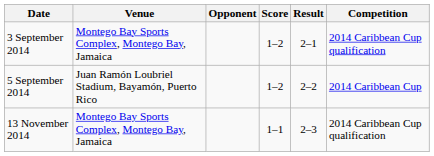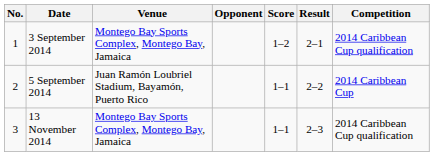+ column: (15, 13)
(275, 86) 1–2 -> (281, 86) 1–1
